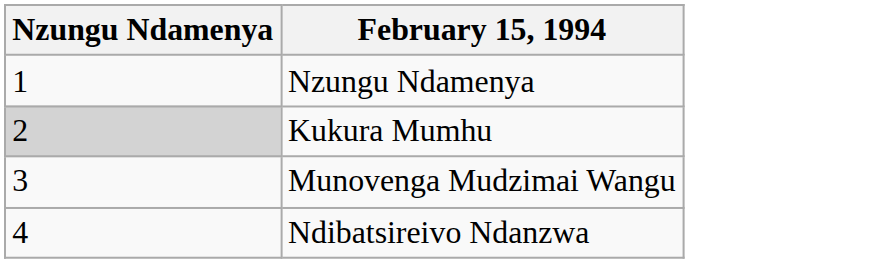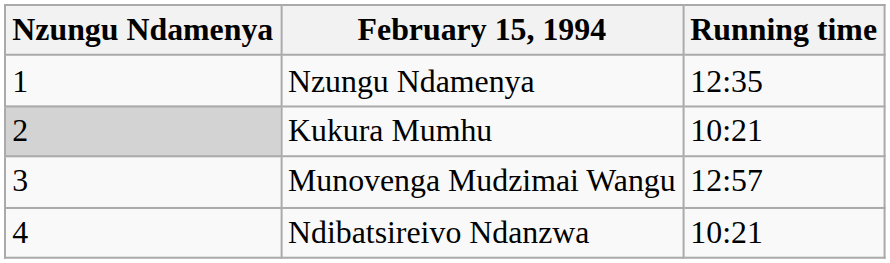+ column: (784, 29)
